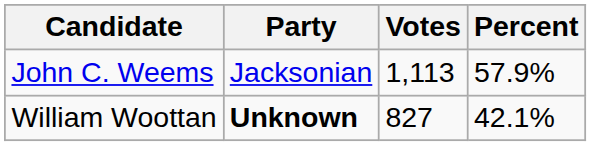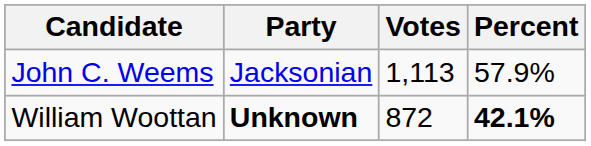(409, 117) 827 -> (409, 117) 872
(514, 117) normal -> (514, 117) bold
